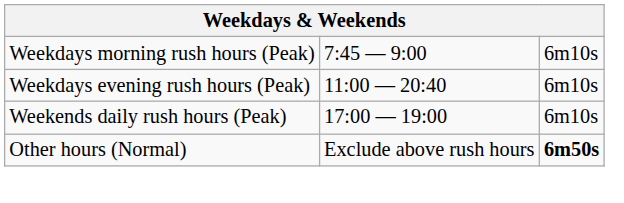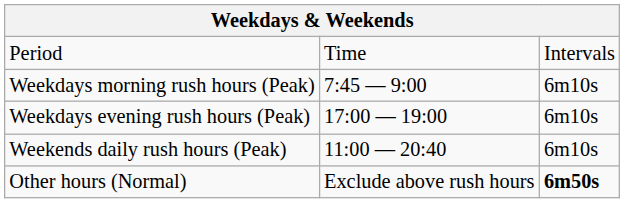+ row: (36, 52)
(385, 85) 11:00 — 20:40 -> (386, 117) 17:00 — 19:00
(386, 117) 17:00 — 19:00 -> (385, 149) 11:00 — 20:40
